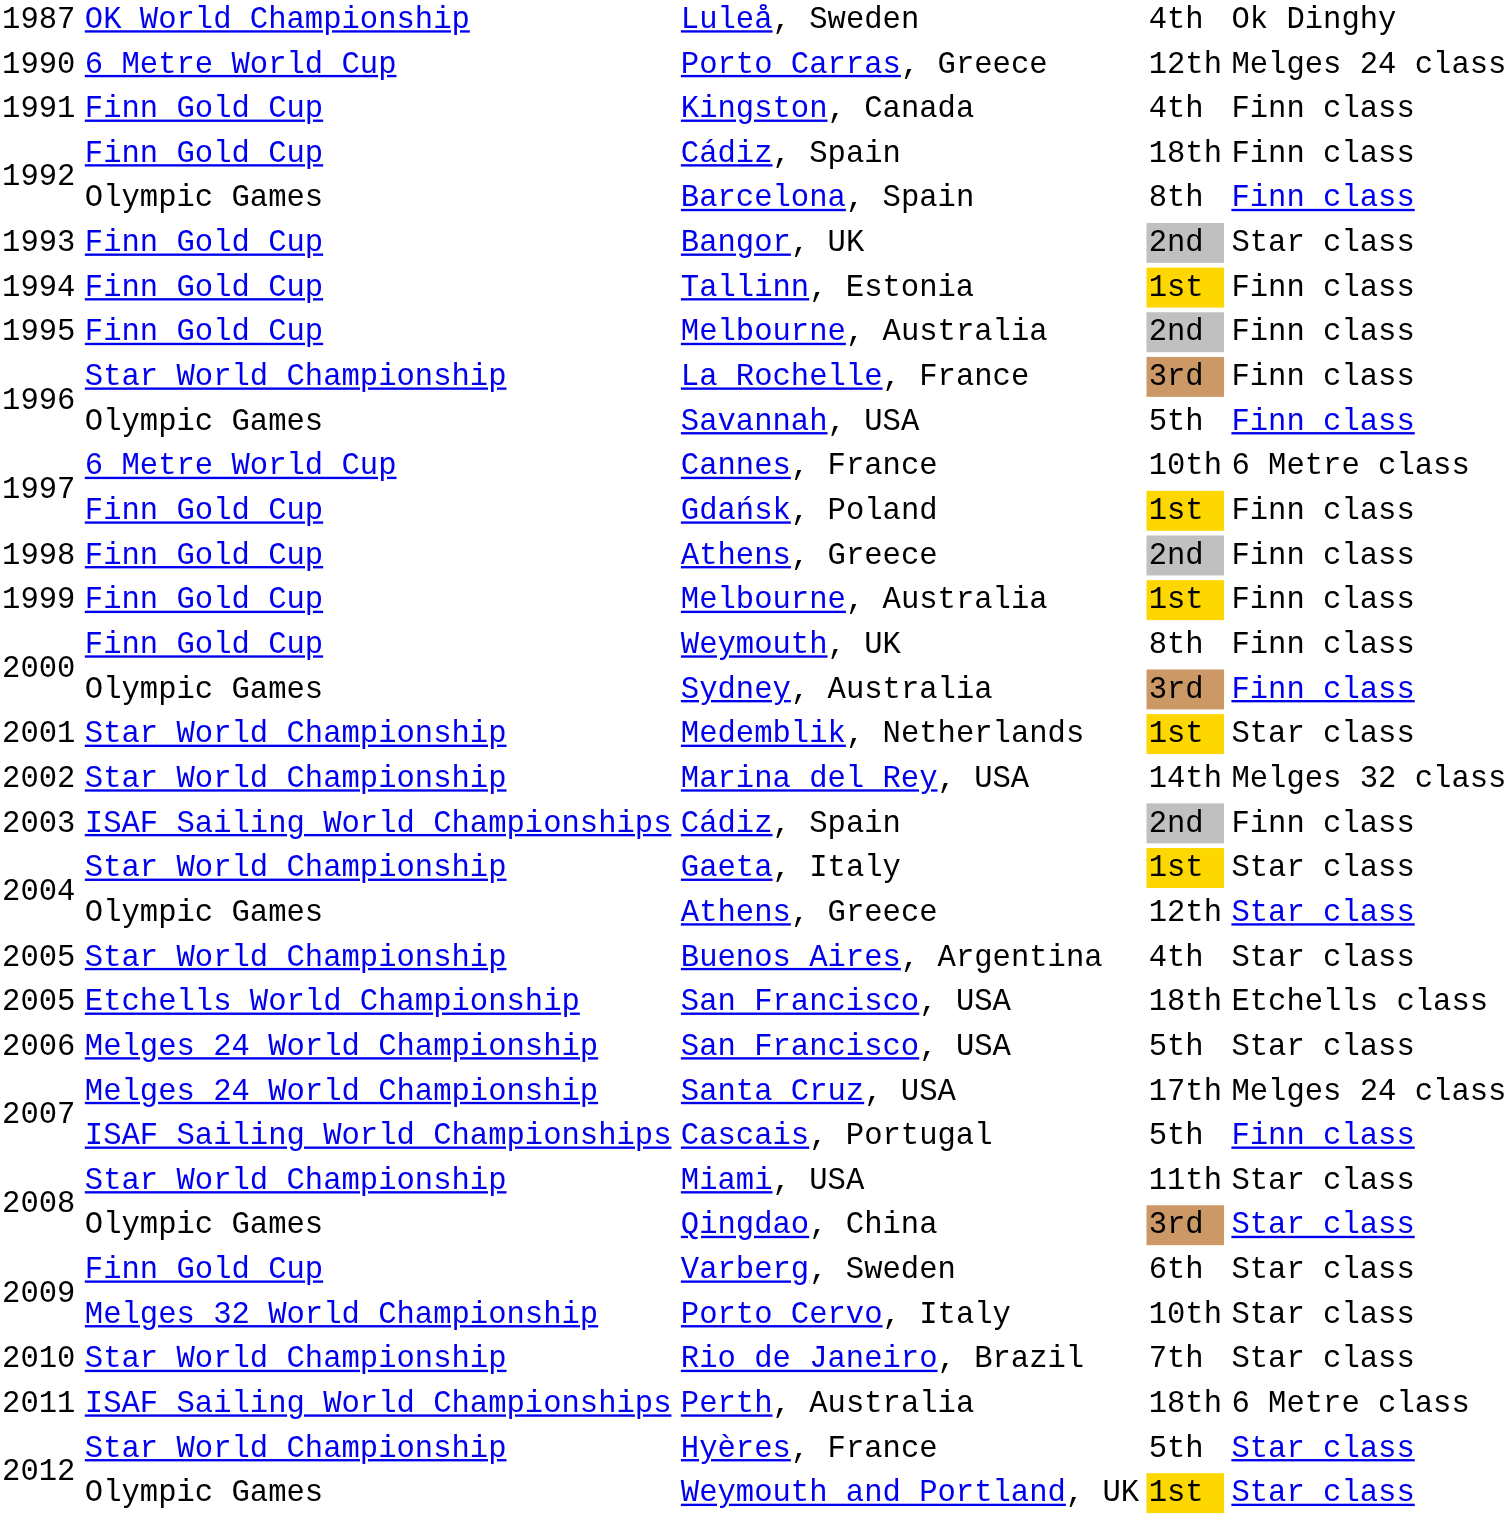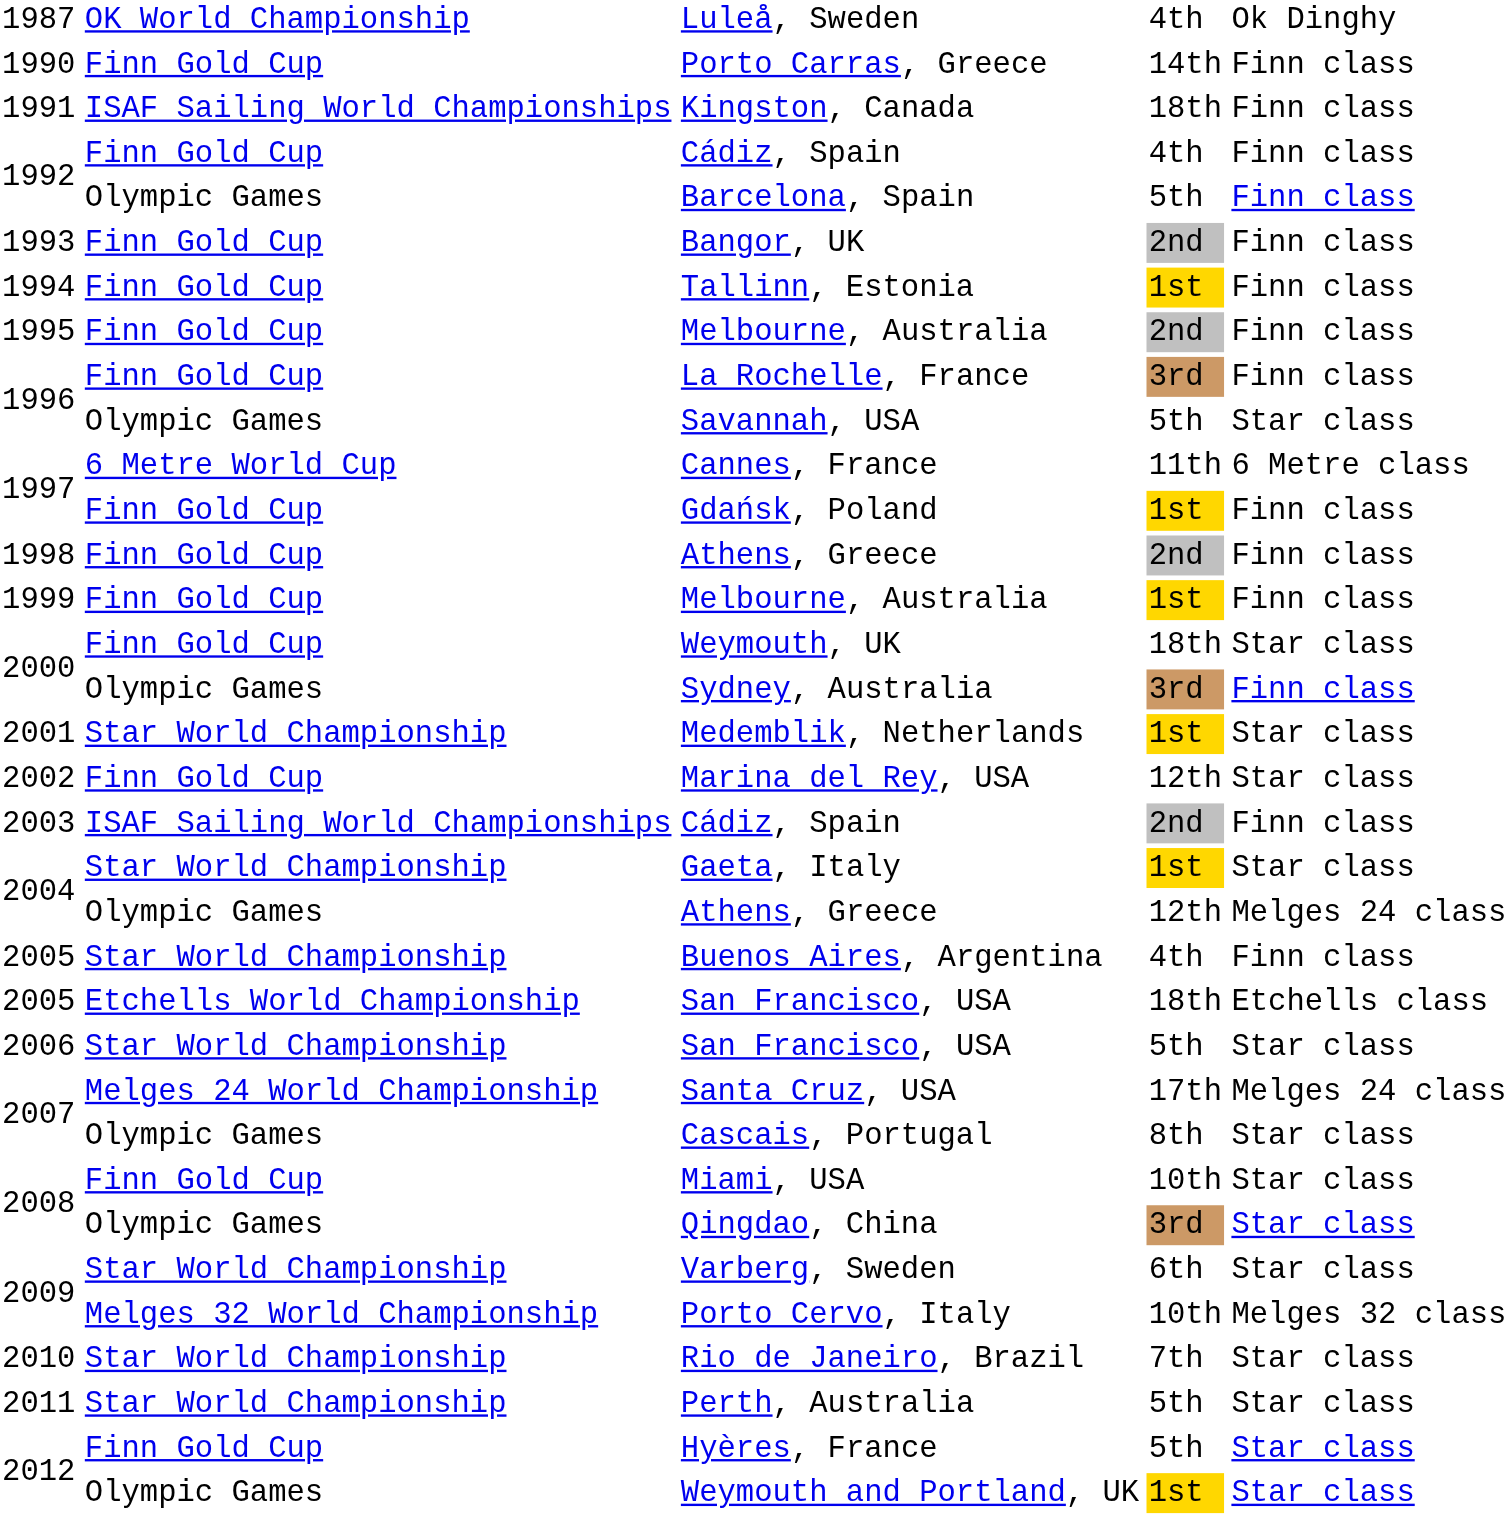(241, 64) 6 Metre World Cup -> (204, 64) Finn Gold Cup
(1185, 64) 12th -> (1185, 64) 14th
(1369, 64) Melges 24 class -> (1323, 64) Finn class
(204, 109) Finn Gold Cup -> (378, 109) ISAF Sailing World Championships
(1176, 109) 4th -> (1185, 109) 18th
(1185, 154) 18th -> (1176, 154) 4th
(1176, 198) 8th -> (1176, 198) 5th
(1323, 243) Star class -> (1323, 243) Finn class
(296, 377) Star World Championship -> (204, 377) Finn Gold Cup
(1323, 422) Finn class -> (1323, 422) Star class
(1185, 466) 10th -> (1185, 466) 11th
(1176, 645) 8th -> (1185, 645) 18th
(1323, 645) Finn class -> (1323, 645) Star class
(296, 779) Star World Championship -> (204, 779) Finn Gold Cup
(1185, 779) 14th -> (1185, 779) 12th
(1369, 779) Melges 32 class -> (1323, 779) Star class
(1323, 913) Star class -> (1369, 913) Melges 24 class
(1323, 957) Star class -> (1323, 957) Finn class
(341, 1047) Melges 24 World Championship -> (296, 1047) Star World Championship
(378, 1136) ISAF Sailing World Championships -> (204, 1136) Olympic Games
(1176, 1136) 5th -> (1176, 1136) 8th
(1323, 1136) Finn class -> (1323, 1136) Star class
(296, 1181) Star World Championship -> (204, 1181) Finn Gold Cup
(1185, 1181) 11th -> (1185, 1181) 10th
(204, 1270) Finn Gold Cup -> (296, 1270) Star World Championship
(1323, 1315) Star class -> (1369, 1315) Melges 32 class
(378, 1404) ISAF Sailing World Championships -> (296, 1404) Star World Championship
(1185, 1404) 18th -> (1176, 1404) 5th
(1351, 1404) 6 Metre class -> (1323, 1404) Star class
(296, 1448) Star World Championship -> (204, 1448) Finn Gold Cup
